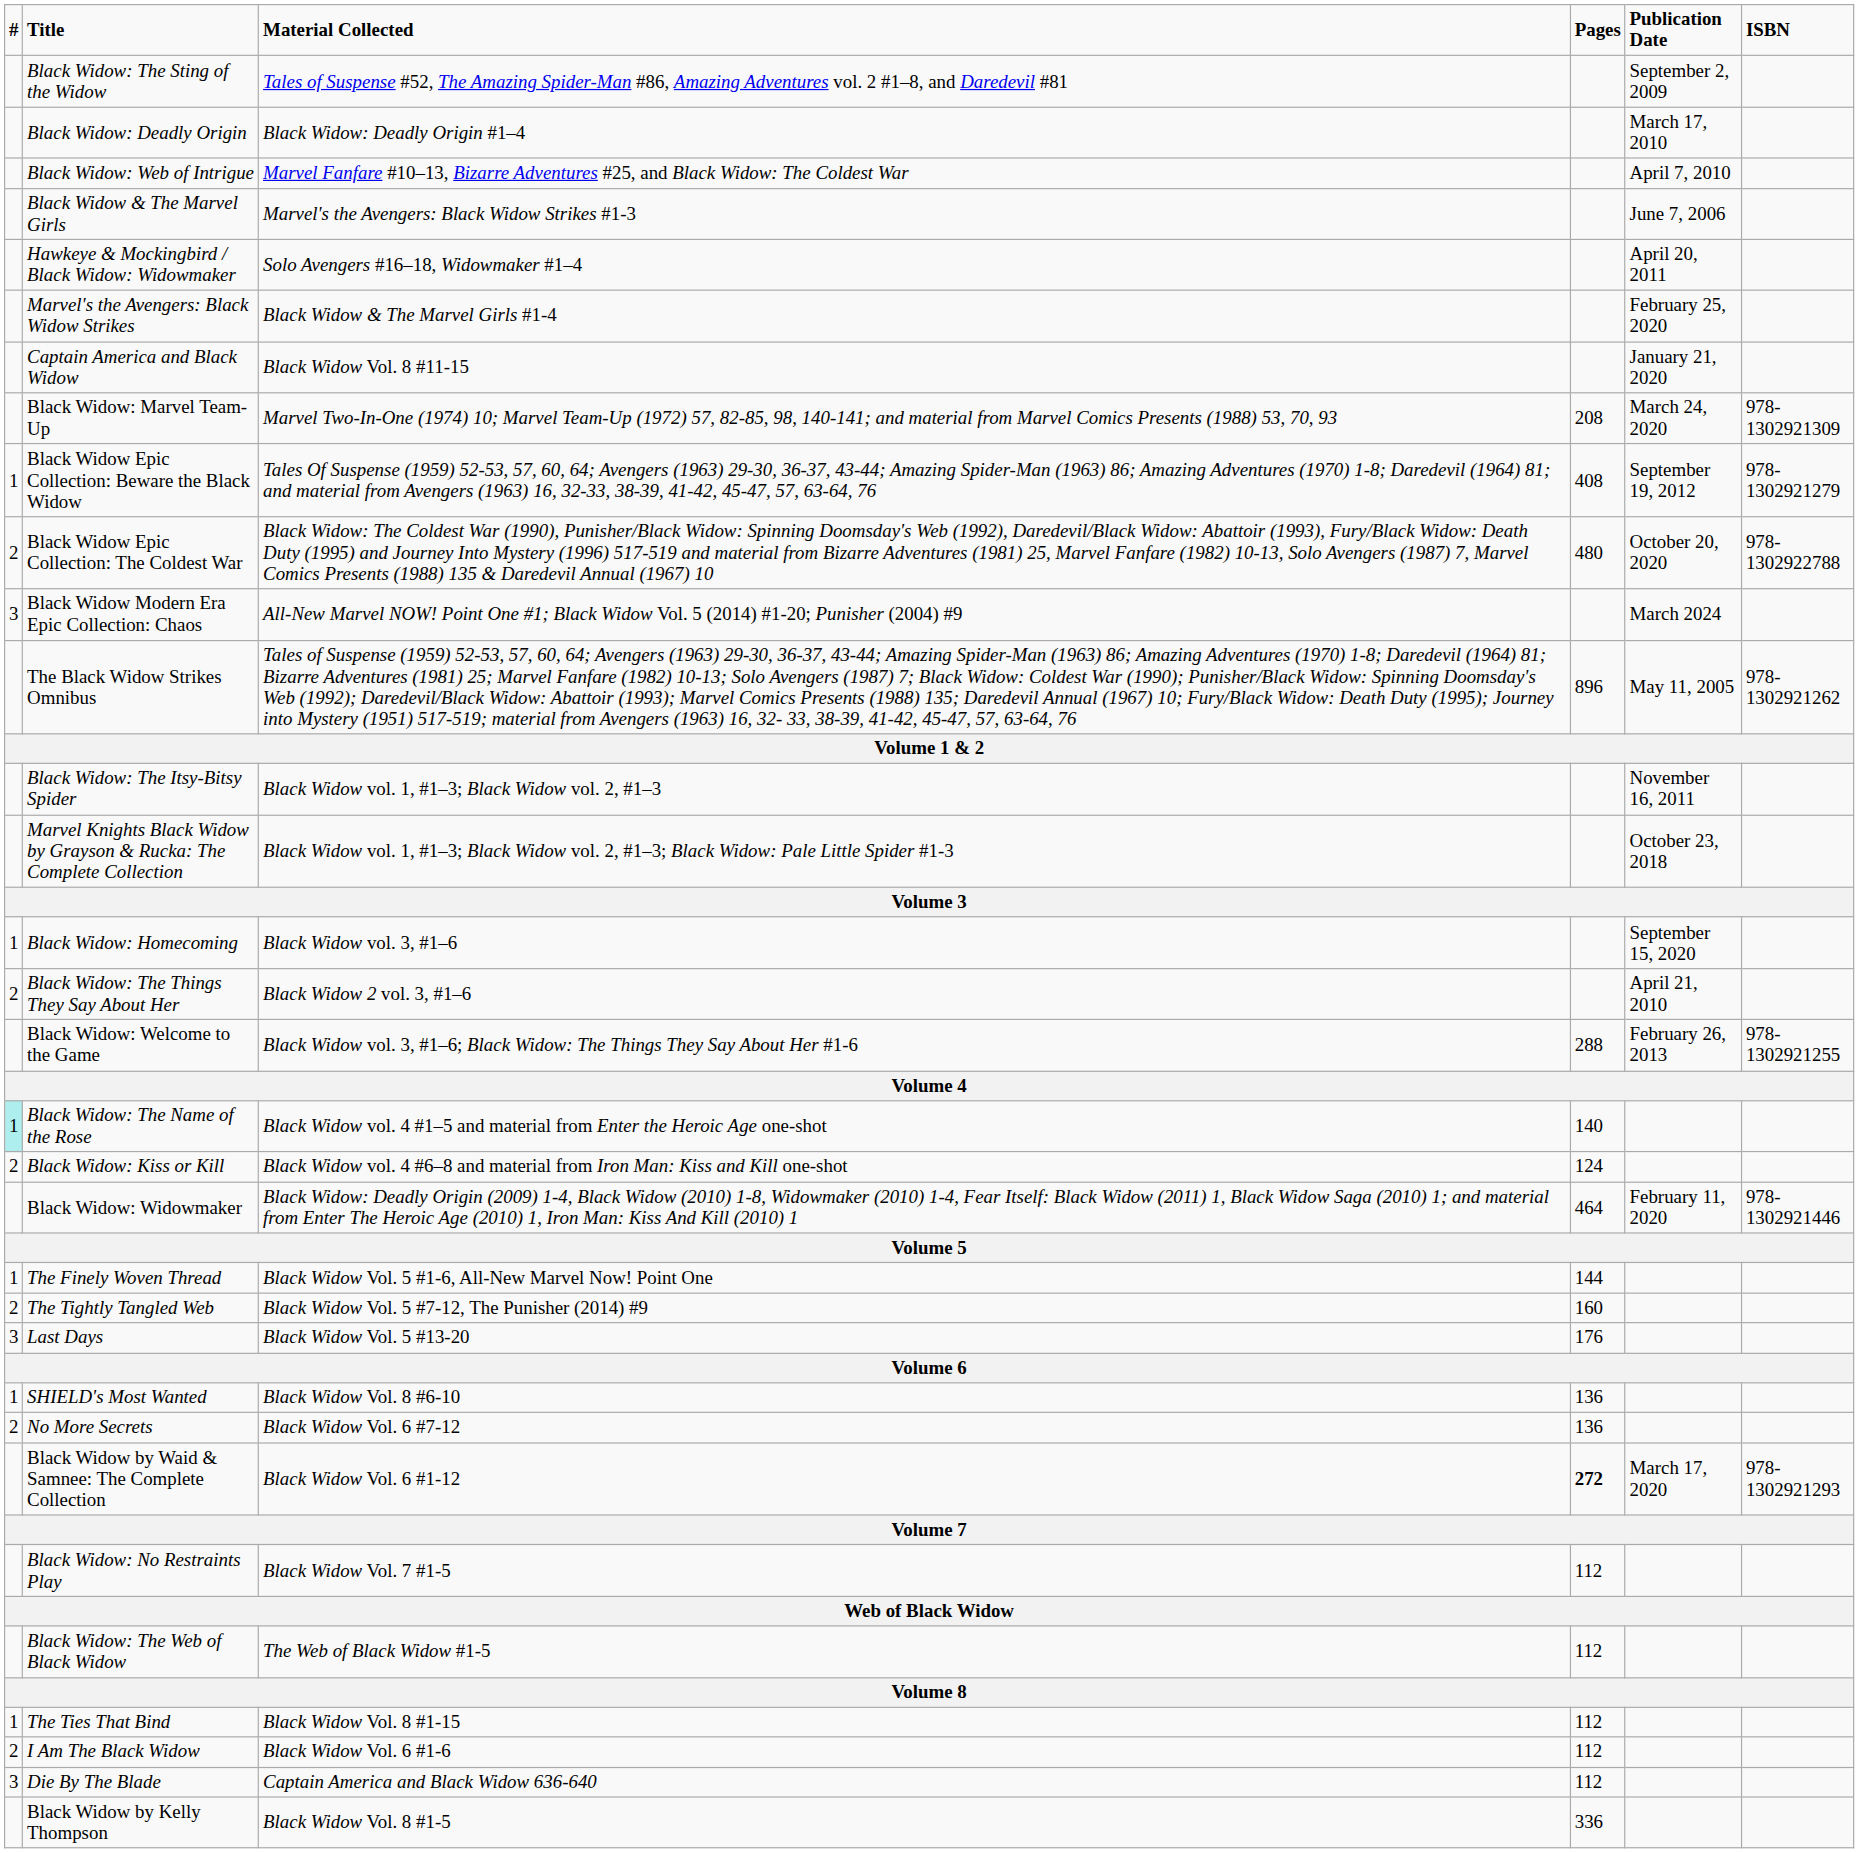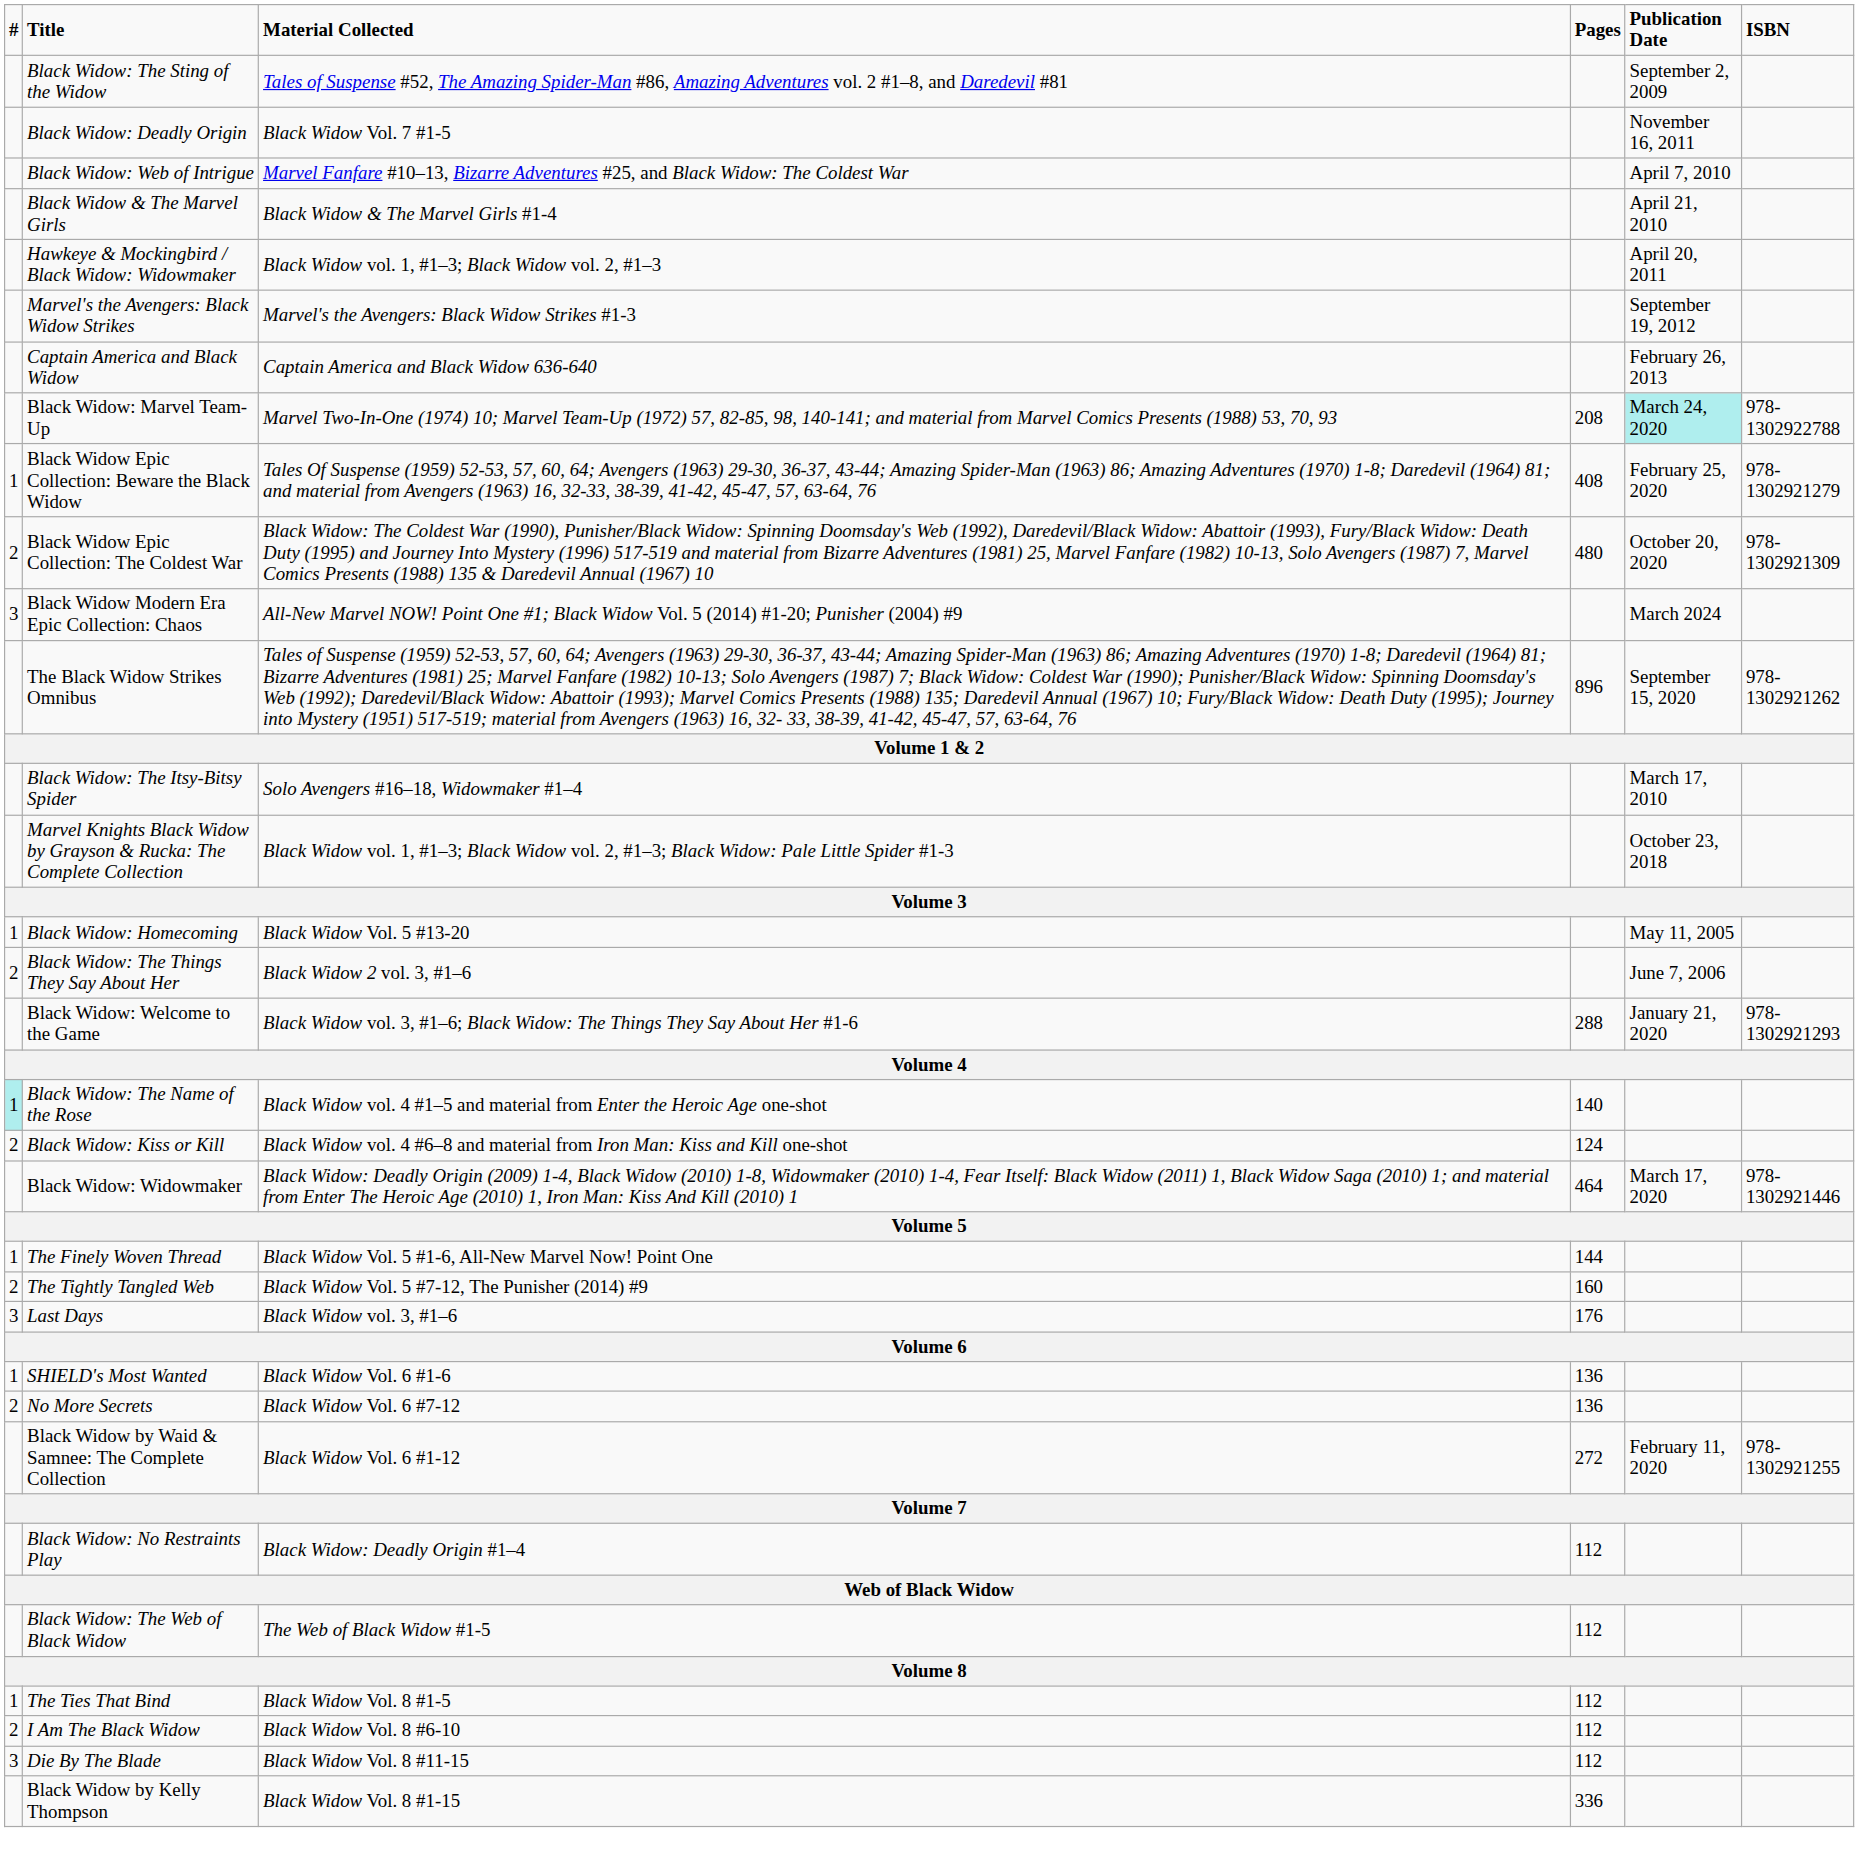(394, 132) Black Widow: Deadly Origin #1–4 -> (357, 132) Black Widow Vol. 7 #1-5
(1668, 132) March 17, 2010 -> (1669, 132) November 16, 2011
(449, 213) Marvel's the Avengers: Black Widow Strikes #1-3 -> (410, 213) Black Widow & The Marvel Girls #1-4
(1678, 213) June 7, 2006 -> (1664, 213) April 21, 2010
(423, 264) Solo Avengers #16–18, Widowmaker #1–4 -> (462, 264) Black Widow vol. 1, #1–3; Black Widow vol. 2, #1–3
(410, 315) Black Widow & The Marvel Girls #1-4 -> (449, 315) Marvel's the Avengers: Black Widow Strikes #1-3
(1678, 315) February 25, 2020 -> (1670, 315) September 19, 2012
(366, 367) Black Widow Vol. 8 #11-15 -> (430, 367) Captain America and Black Widow 636-640
(1673, 367) January 21, 2020 -> (1678, 367) February 26, 2013
(1668, 418) no background -> (1668, 418) paleturquoise background
(1793, 418) 978-1302921309 -> (1793, 418) 978-1302922788
(1670, 480) September 19, 2012 -> (1678, 480) February 25, 2020
(1793, 552) 978-1302922788 -> (1793, 552) 978-1302921309
(1682, 686) May 11, 2005 -> (1670, 686) September 15, 2020
(462, 789) Black Widow vol. 1, #1–3; Black Widow vol. 2, #1–3 -> (423, 789) Solo Avengers #16–18, Widowmaker #1–4
(1669, 789) November 16, 2011 -> (1668, 789) March 17, 2010
(360, 942) Black Widow vol. 3, #1–6 -> (366, 932) Black Widow Vol. 5 #13-20
(1670, 942) September 15, 2020 -> (1682, 932) May 11, 2005
(1664, 993) April 21, 2010 -> (1678, 972) June 7, 2006
(1678, 1045) February 26, 2013 -> (1673, 1023) January 21, 2020
(1793, 1045) 978-1302921255 -> (1793, 1023) 978-1302921293
(1677, 1207) February 11, 2020 -> (1668, 1186) March 17, 2020
(366, 1337) Black Widow Vol. 5 #13-20 -> (360, 1316) Black Widow vol. 3, #1–6
(362, 1397) Black Widow Vol. 8 #6-10 -> (357, 1376) Black Widow Vol. 6 #1-6
(1589, 1478) bold -> (1589, 1457) normal
(1668, 1478) March 17, 2020 -> (1677, 1457) February 11, 2020
(1793, 1478) 978-1302921293 -> (1793, 1457) 978-1302921255
(357, 1570) Black Widow Vol. 7 #1-5 -> (394, 1549) Black Widow: Deadly Origin #1–4
(362, 1722) Black Widow Vol. 8 #1-15 -> (357, 1700) Black Widow Vol. 8 #1-5
(357, 1752) Black Widow Vol. 6 #1-6 -> (362, 1730) Black Widow Vol. 8 #6-10
(430, 1781) Captain America and Black Widow 636-640 -> (366, 1760) Black Widow Vol. 8 #11-15
(357, 1822) Black Widow Vol. 8 #1-5 -> (362, 1801) Black Widow Vol. 8 #1-15
